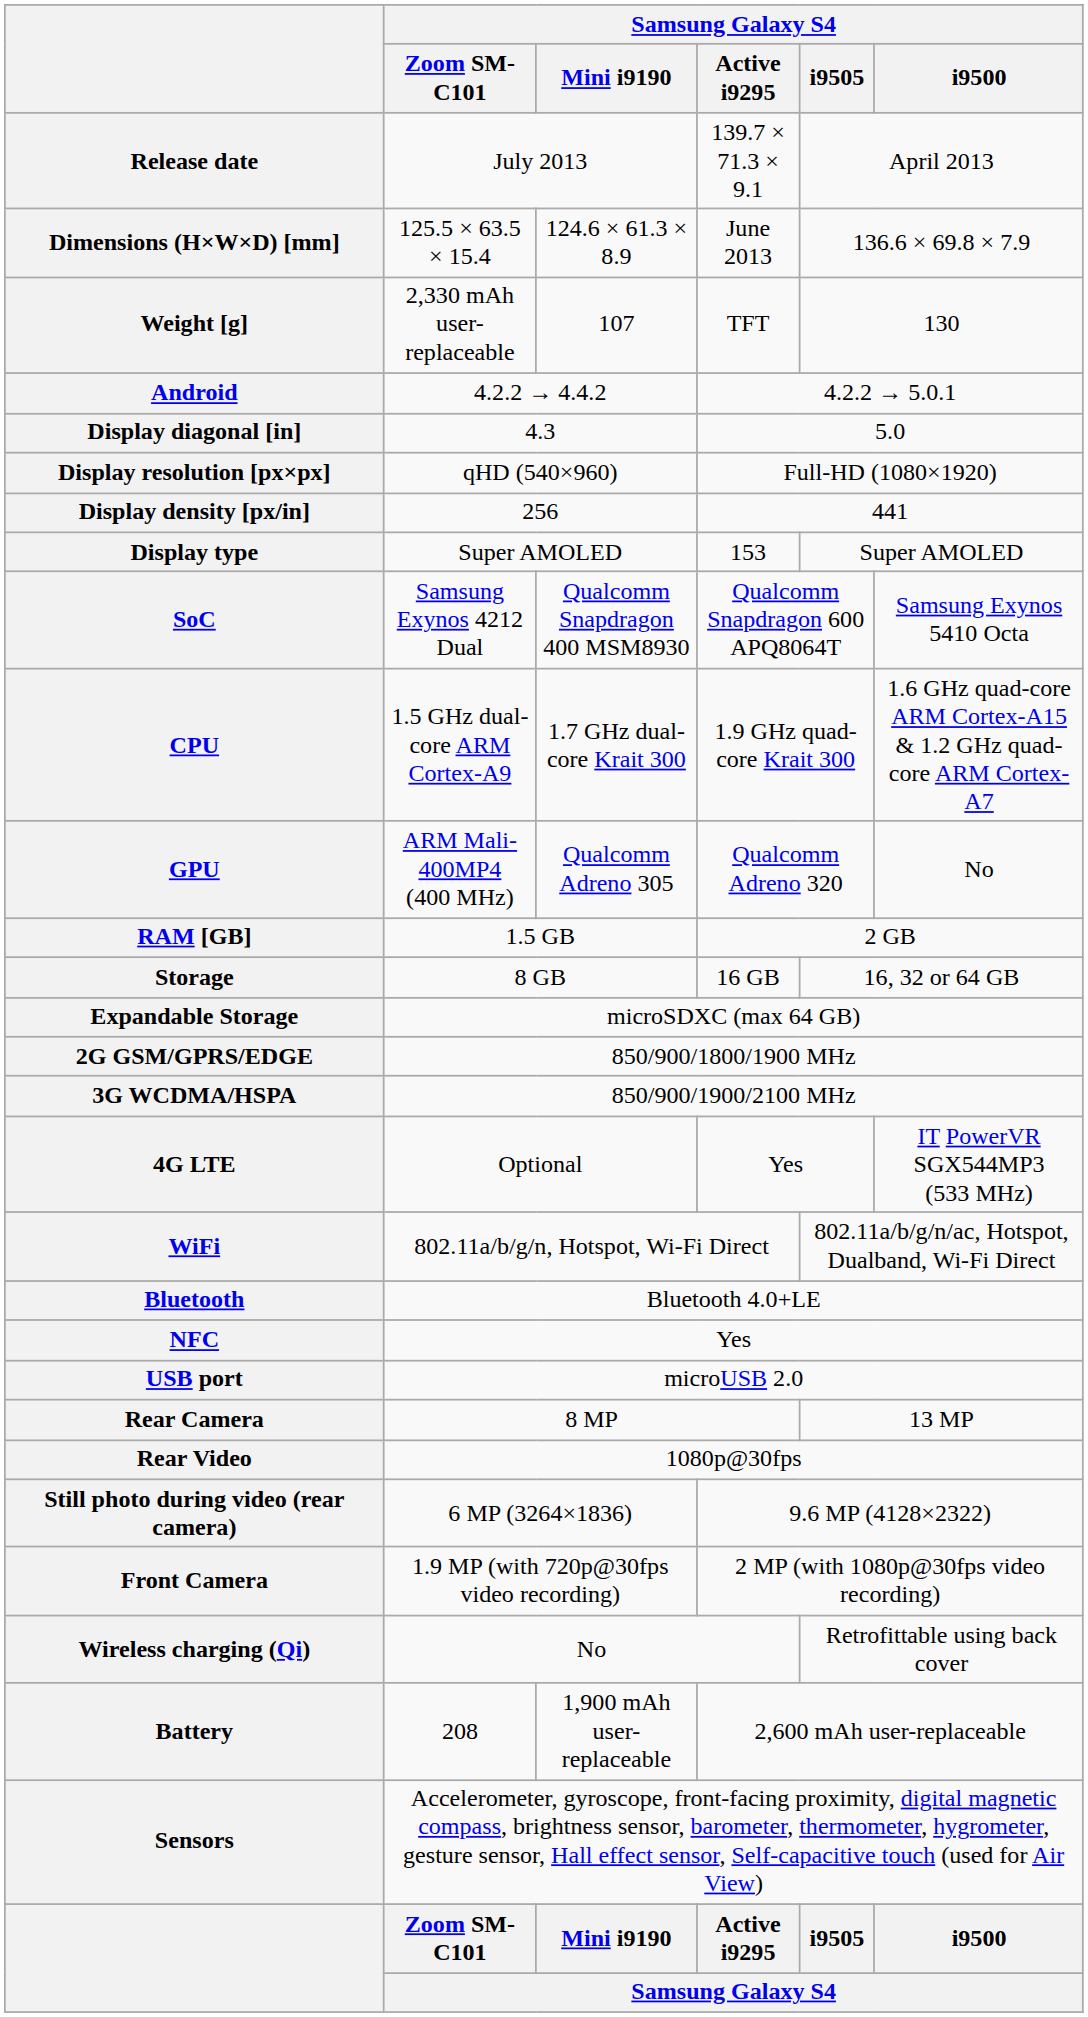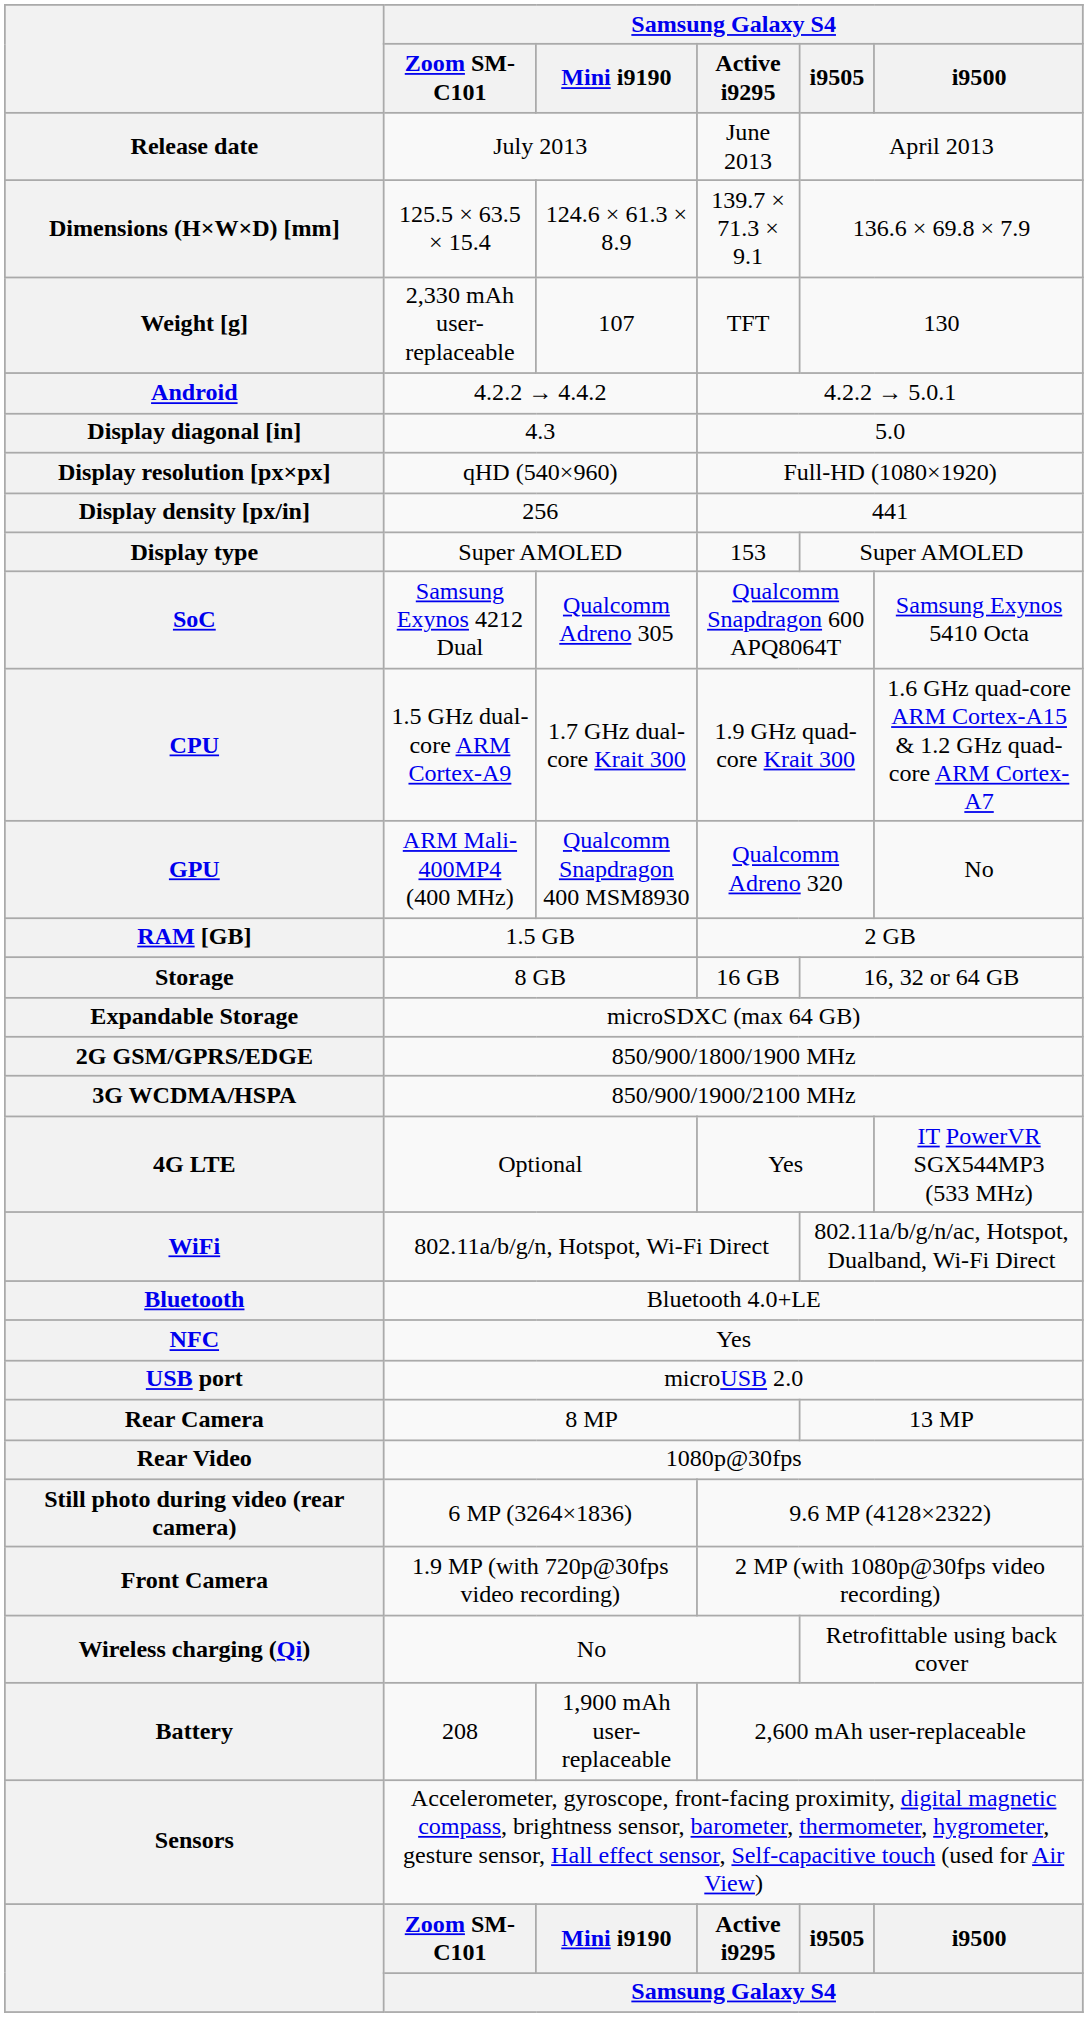(748, 160) 139.7 × 71.3 × 9.1 -> (748, 145) June 2013
(748, 242) June 2013 -> (748, 228) 139.7 × 71.3 × 9.1
(616, 619) Qualcomm Snapdragon 400 MSM8930 -> (616, 619) Qualcomm Adreno 305
(616, 868) Qualcomm Adreno 305 -> (616, 868) Qualcomm Snapdragon 400 MSM8930
